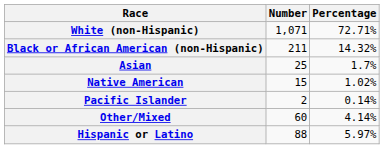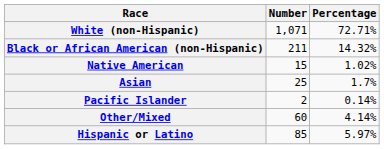rows swapped: (135, 83) <-> (135, 65)
(301, 135) 88 -> (301, 135) 85
